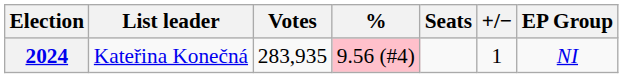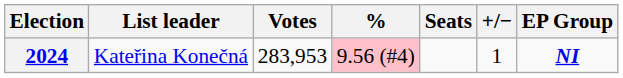(292, 55) 283,935 -> (292, 55) 283,953
(567, 55) normal -> (567, 55) bold
